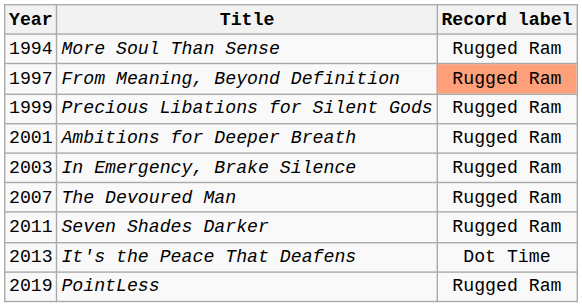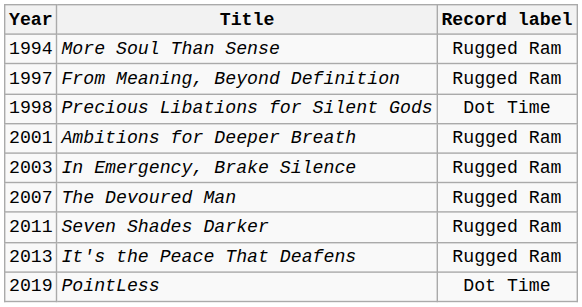(507, 79) lightsalmon background -> (507, 79) no background
(31, 109) 1999 -> (31, 109) 1998
(507, 109) Rugged Ram -> (507, 109) Dot Time
(507, 257) Dot Time -> (507, 257) Rugged Ram
(507, 286) Rugged Ram -> (507, 286) Dot Time
